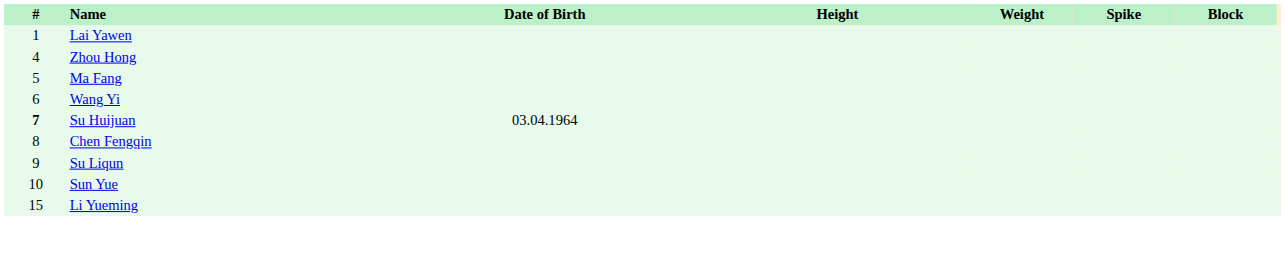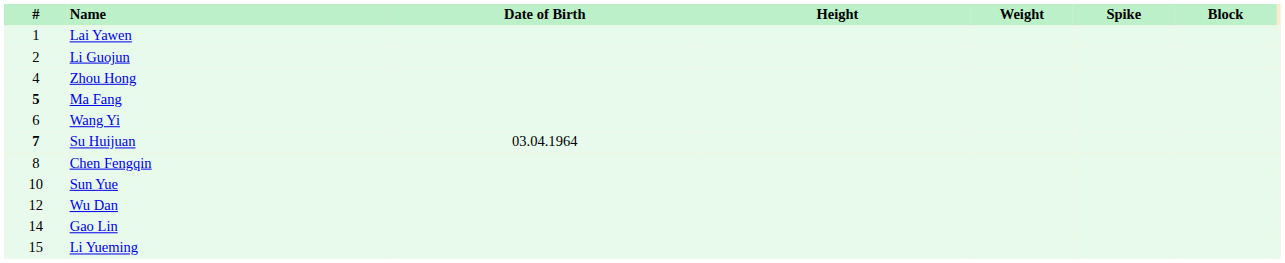+ row: (100, 57)
(36, 78) normal -> (36, 99) bold
- row: (97, 163)
+ row: (94, 205)
+ row: (94, 226)
